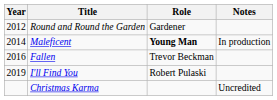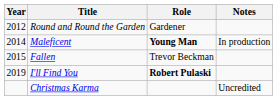(16, 57) 2016 -> (16, 57) 2015
(178, 73) normal -> (180, 73) bold
